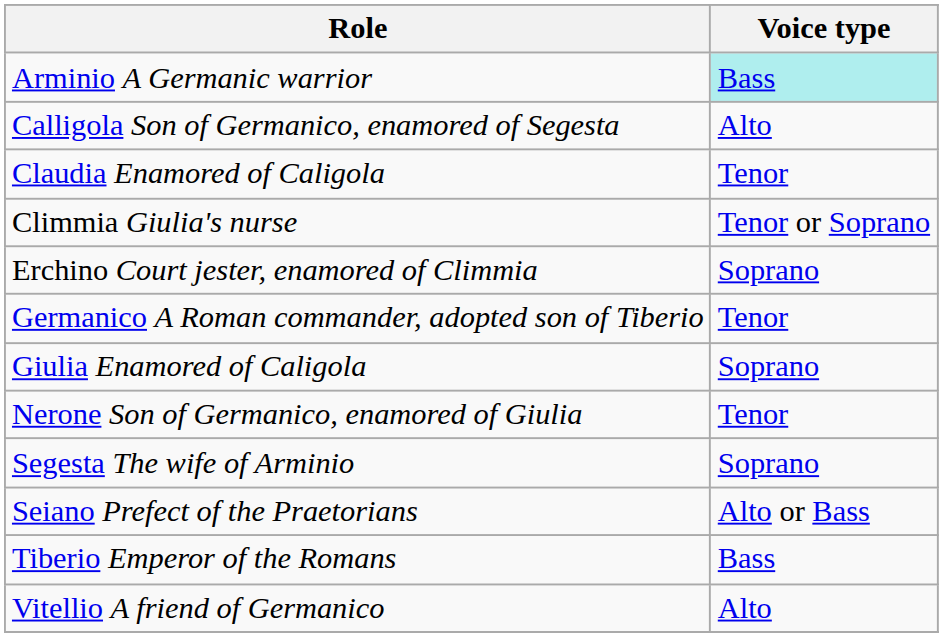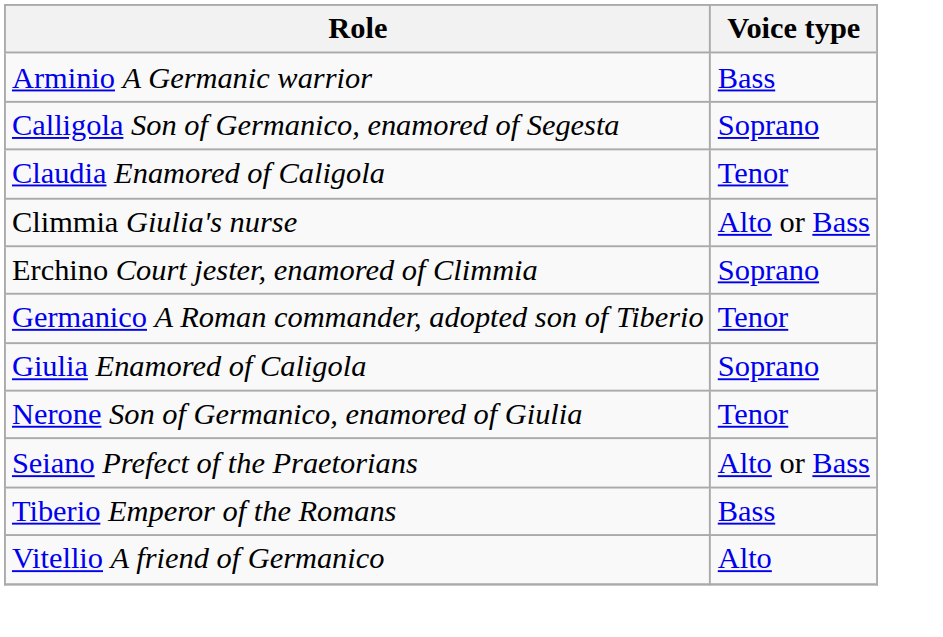(746, 76) paleturquoise background -> (746, 76) no background
(745, 125) Alto -> (768, 125) Soprano
(824, 221) Tenor or Soprano -> (794, 221) Alto or Bass
- row: (183, 462)
